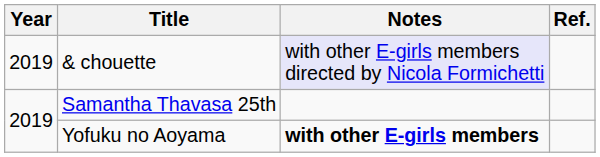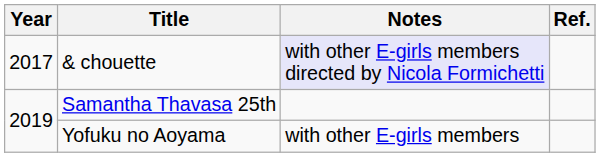(31, 62) 2019 -> (31, 62) 2017
(412, 135) bold -> (402, 135) normal
